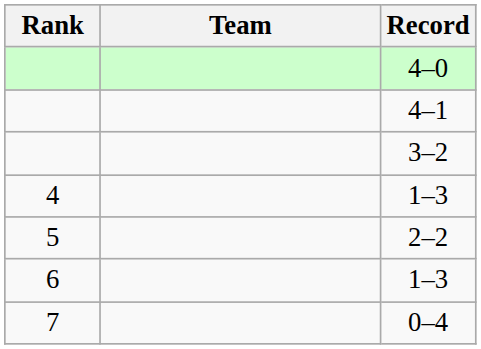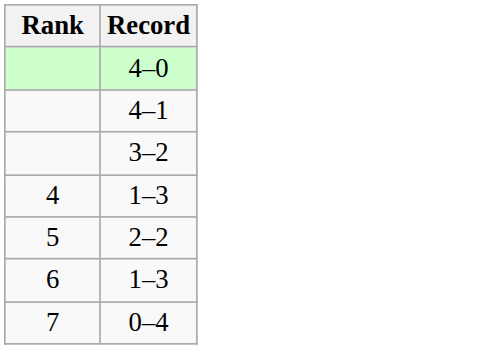- column: (240, 25)
